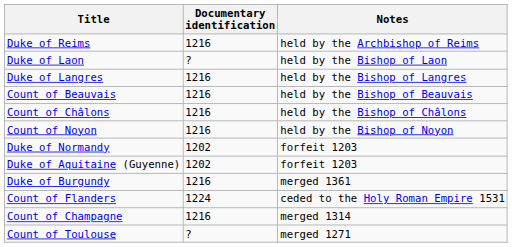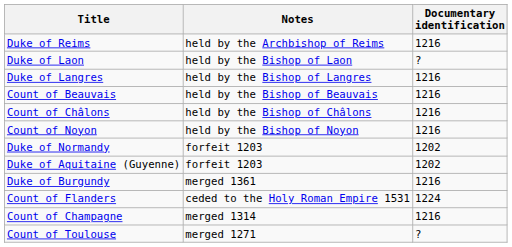columns swapped: (230, 19) <-> (393, 19)
